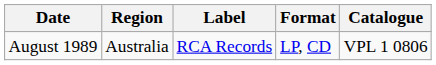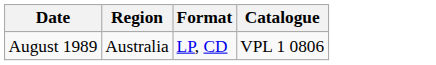- column: (224, 18)
